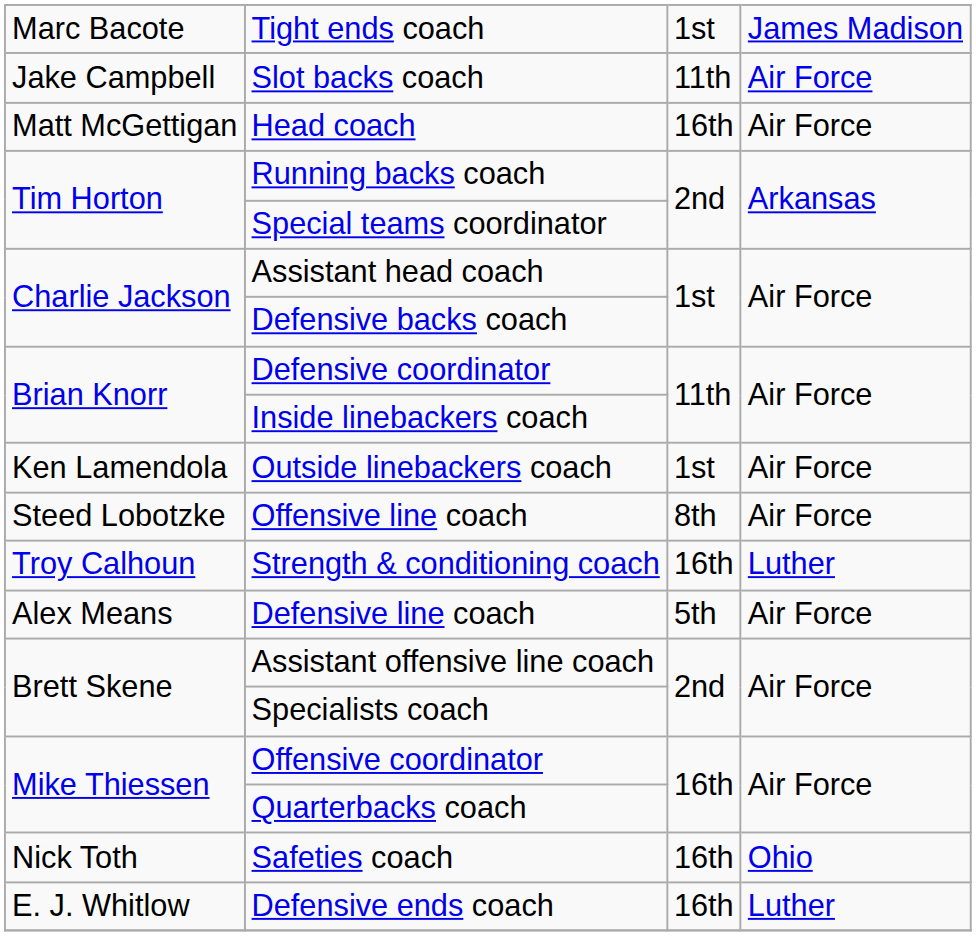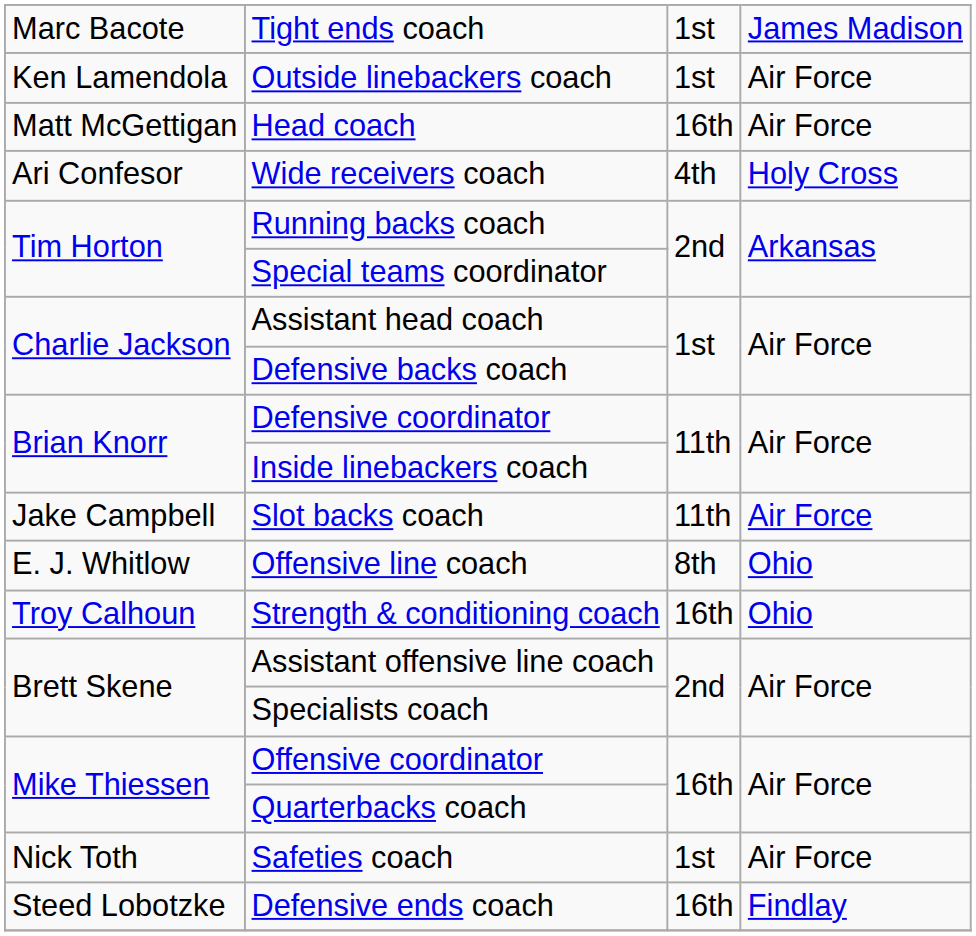rows swapped: (368, 77) <-> (432, 467)
+ row: (398, 175)
(119, 516) Steed Lobotzke -> (101, 564) E. J. Whitlow
(810, 516) Air Force -> (780, 564) Ohio
(791, 564) Luther -> (780, 613) Ohio
- row: (393, 613)
(704, 857) 16th -> (694, 857) 1st
(780, 857) Ohio -> (810, 857) Air Force
(101, 905) E. J. Whitlow -> (119, 905) Steed Lobotzke
(791, 905) Luther -> (797, 905) Findlay
